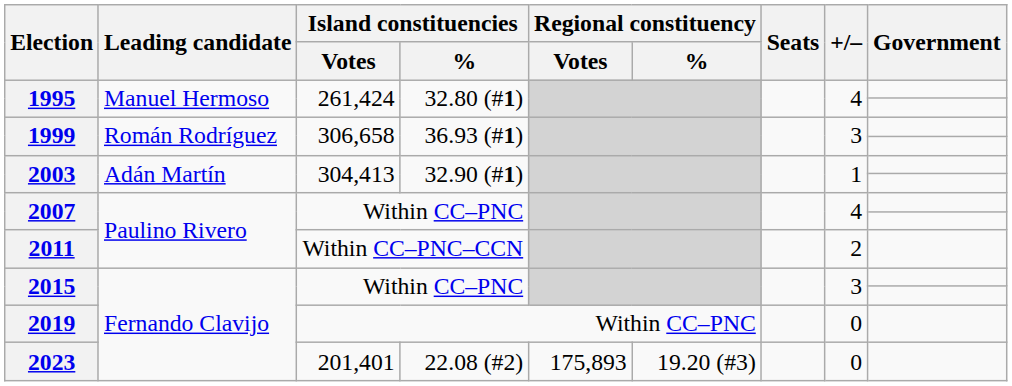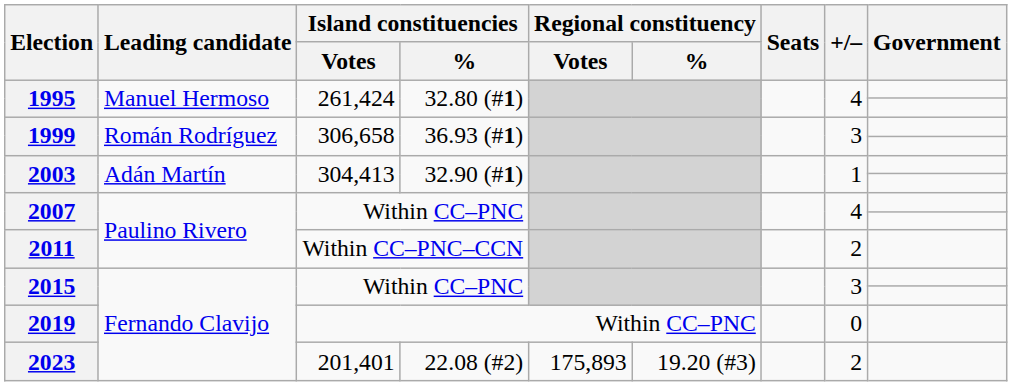(856, 361) 0 -> (856, 361) 2
